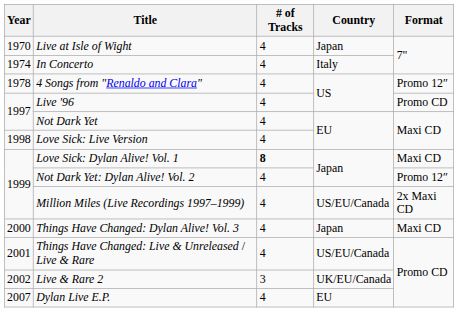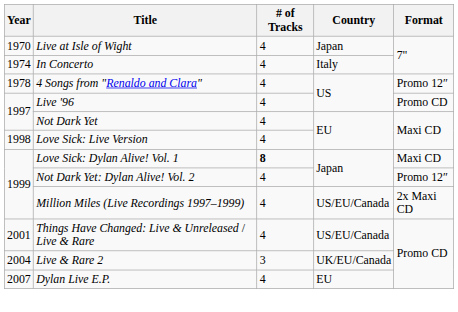- row: (138, 228)
(19, 279) 2002 -> (19, 260) 2004
